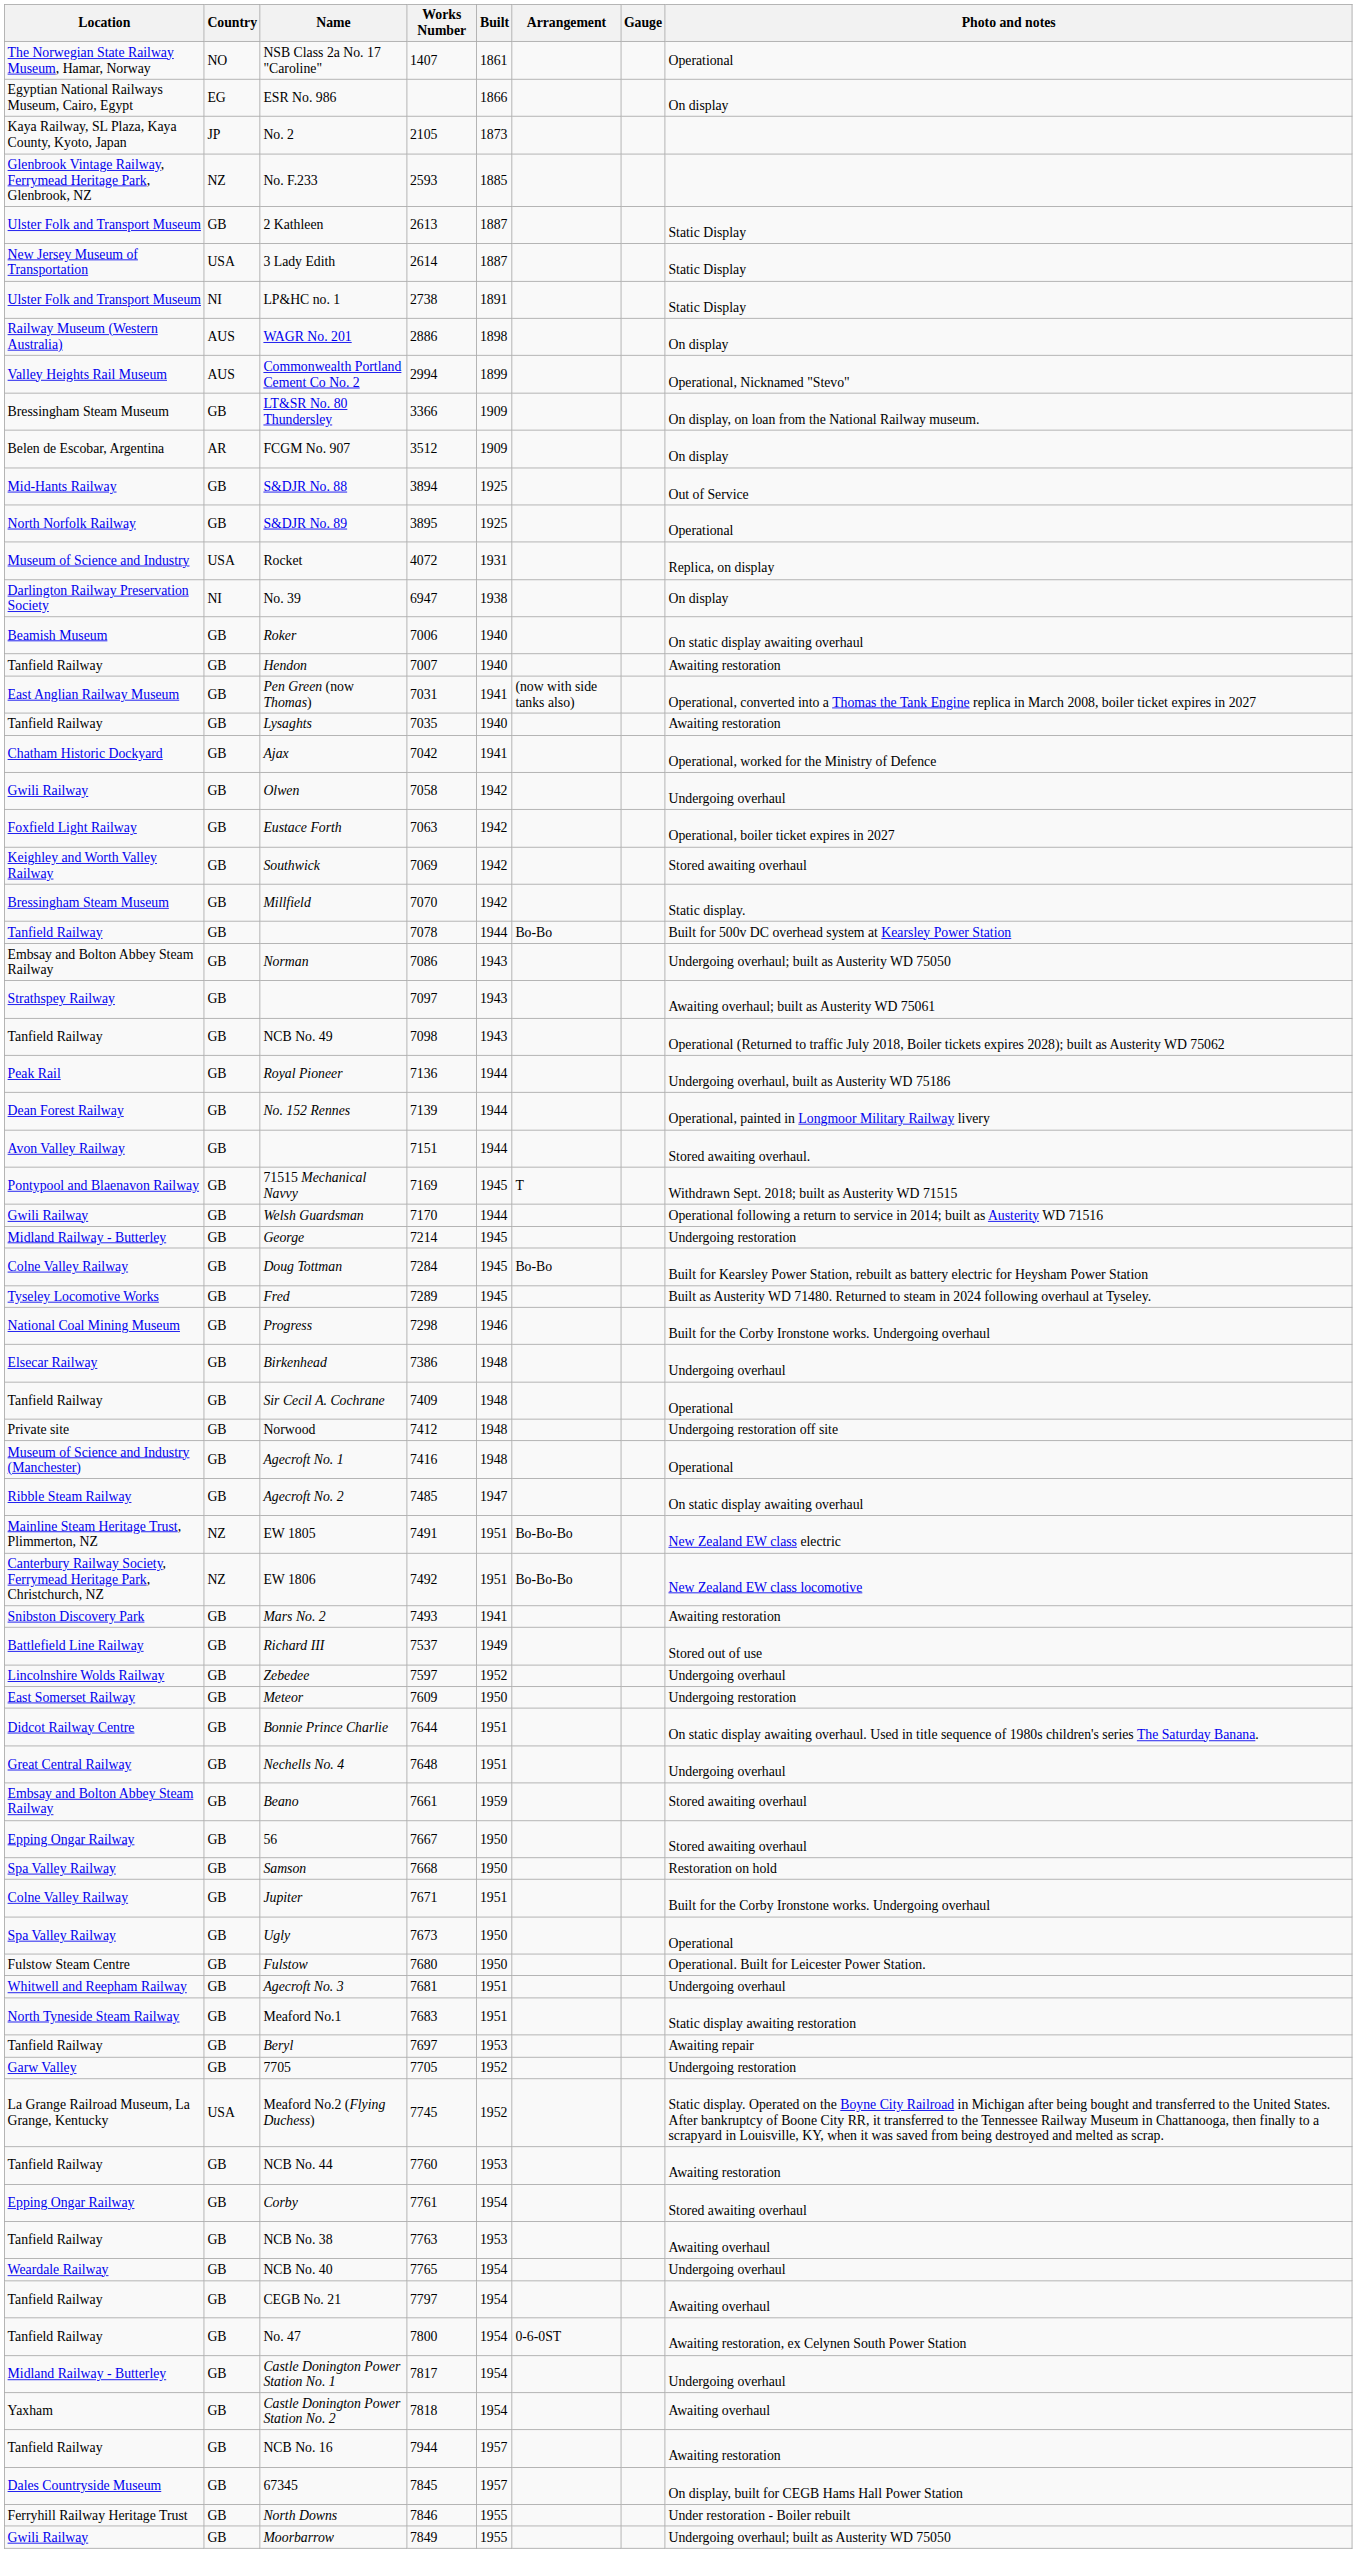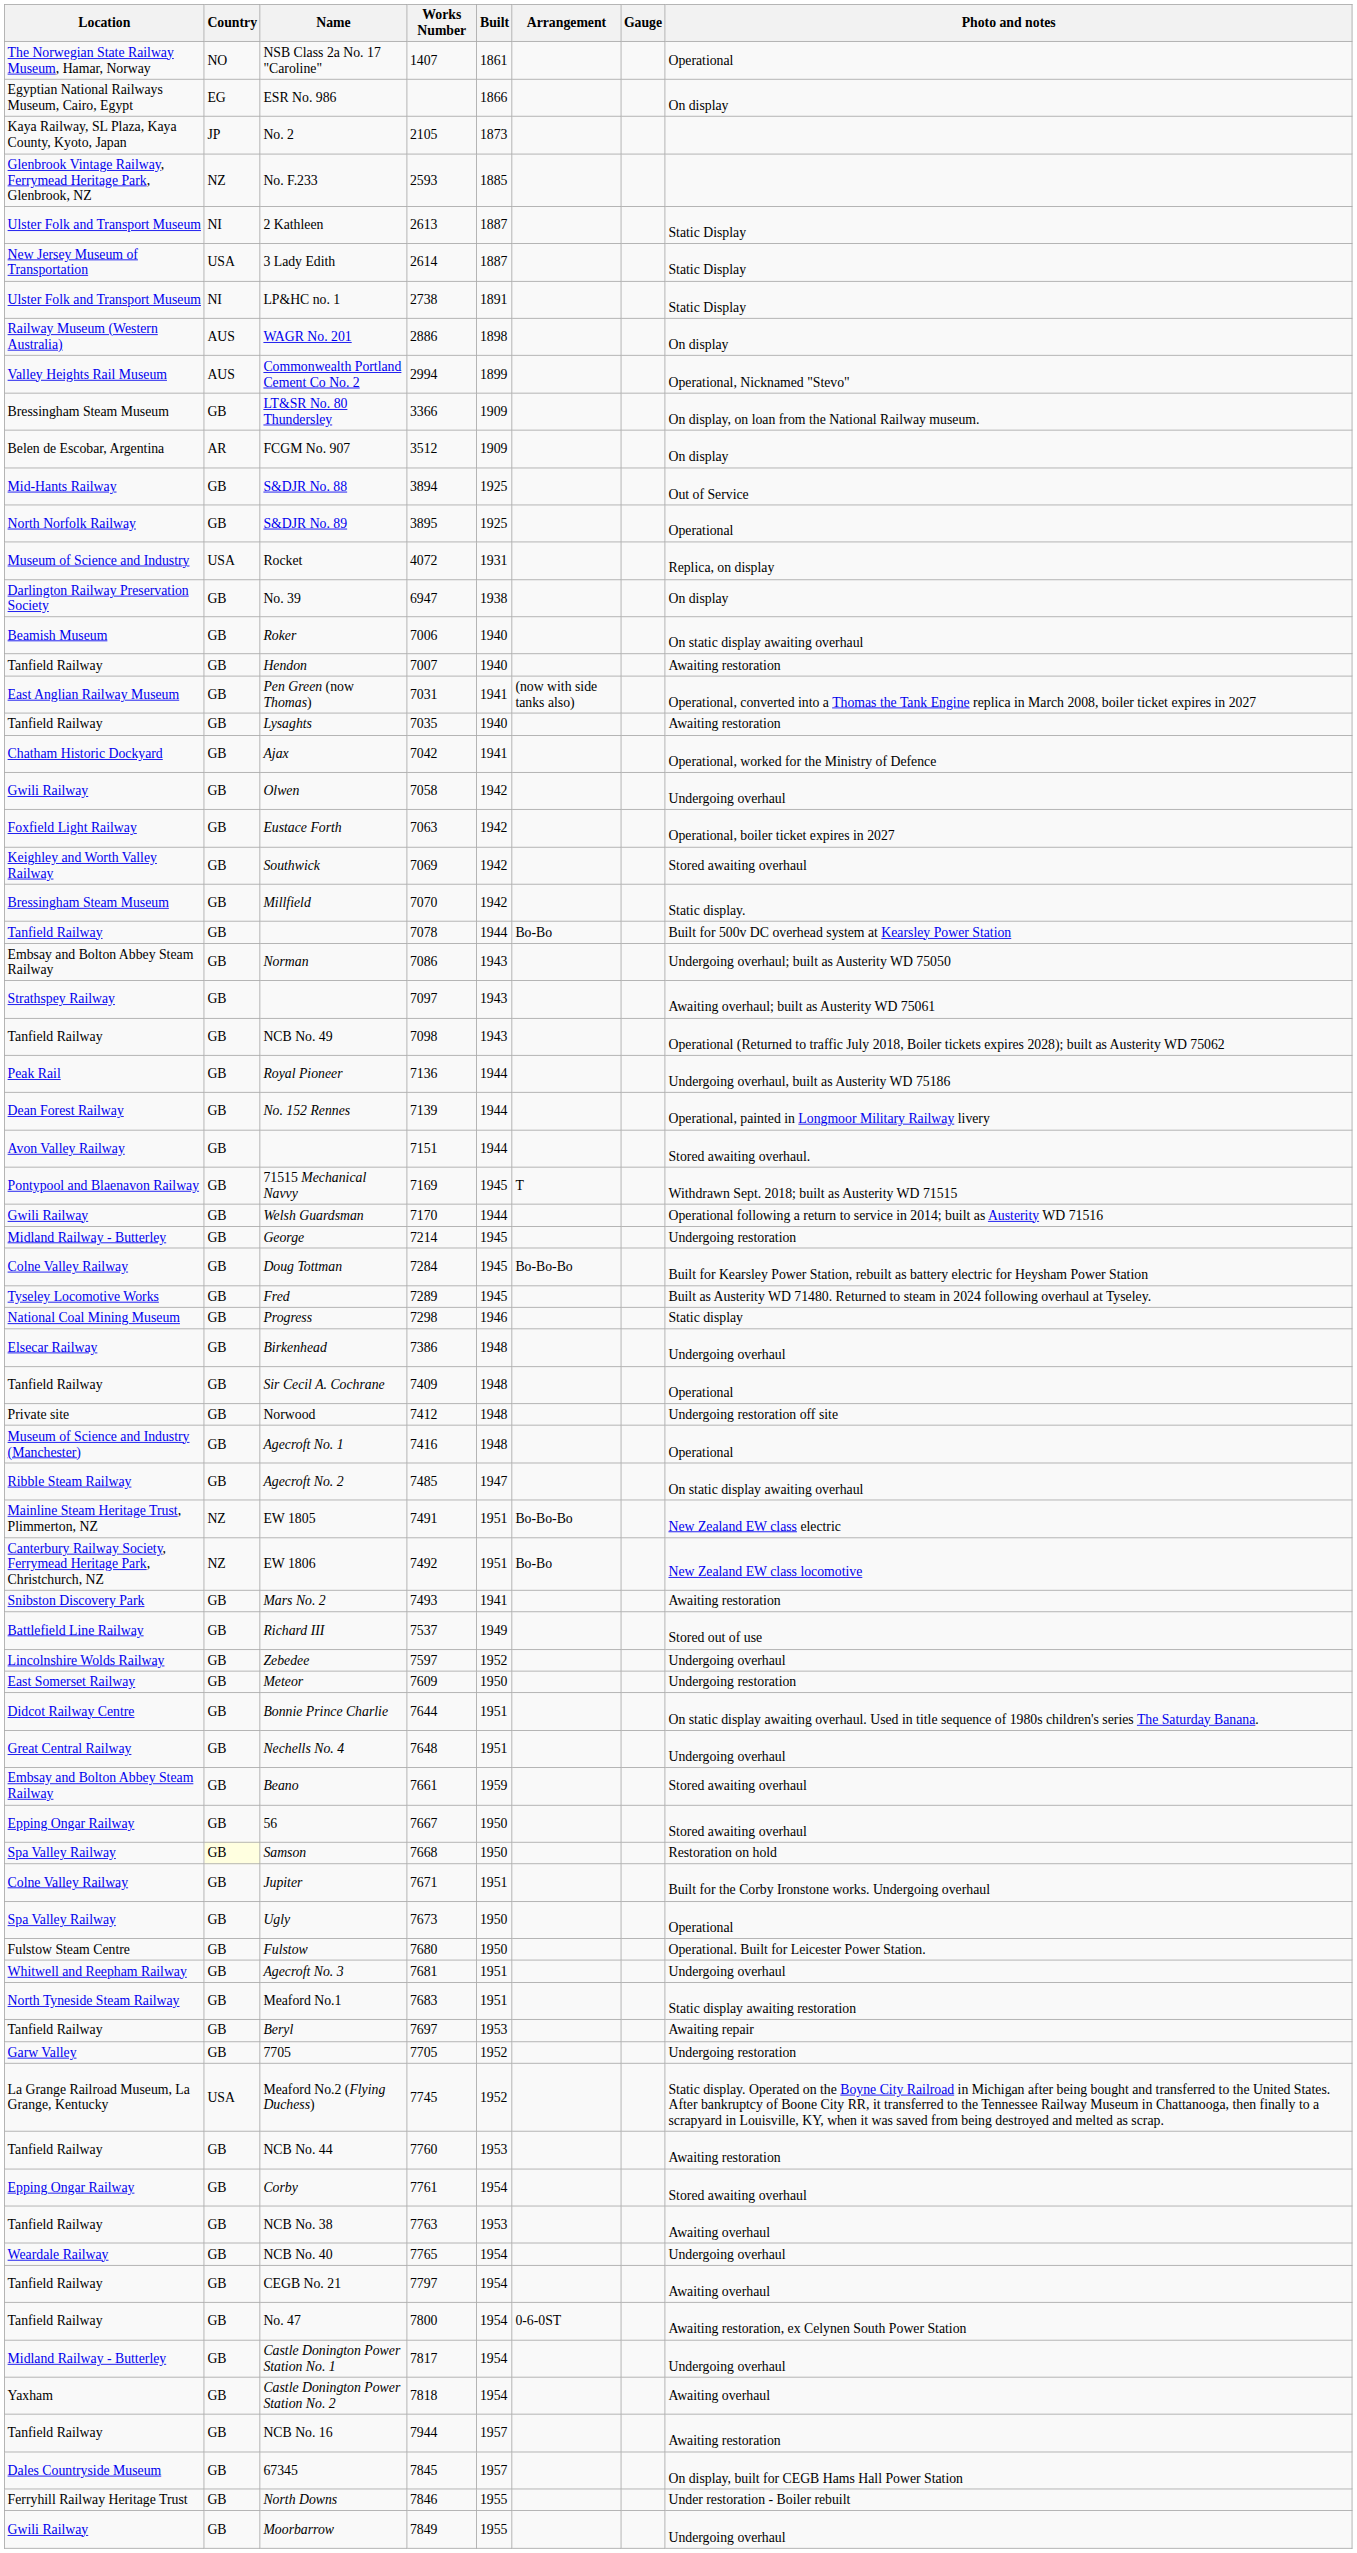(217, 225) GB -> (215, 225) NI
(215, 598) NI -> (217, 598) GB
(534, 1266) Bo-Bo -> (544, 1266) Bo-Bo-Bo
(829, 1333) Built for the Corby Ironstone works. Undergoing overhaul -> (706, 1318) Static display
(544, 1579) Bo-Bo-Bo -> (534, 1563) Bo-Bo
(217, 1868) no background -> (217, 1853) lightyellow background
(810, 2537) Undergoing overhaul; built as Austerity WD 75050 -> (727, 2537) Undergoing overhaul
